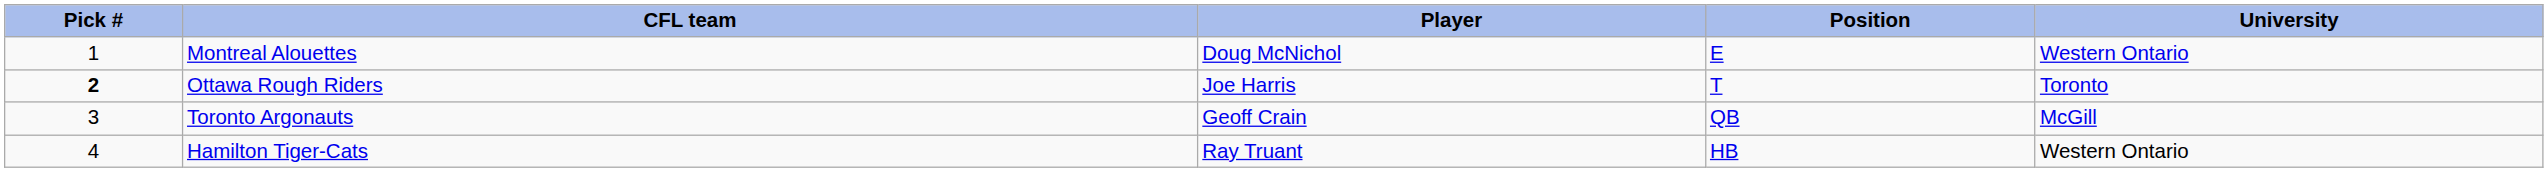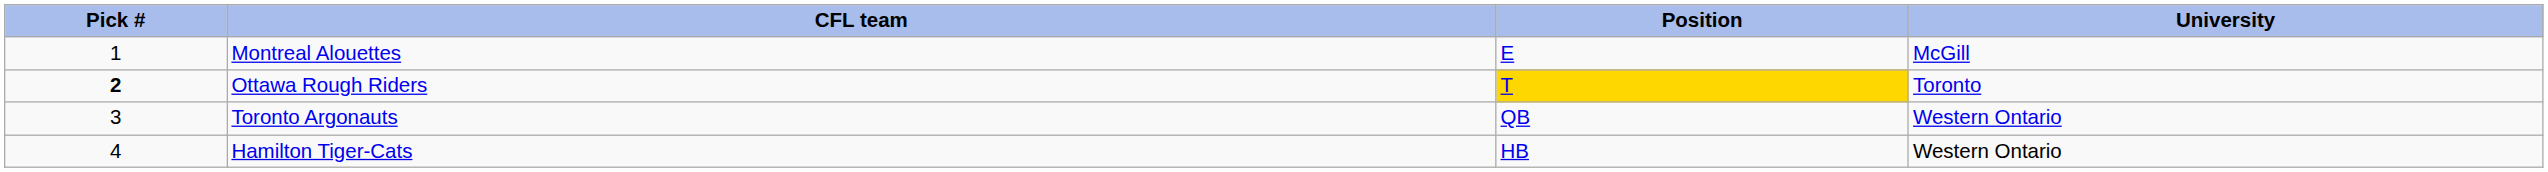- column: (1451, 20)
(2114, 53) Western Ontario -> (1941, 53) McGill
(1716, 85) no background -> (1507, 85) gold background
(2068, 118) McGill -> (1987, 118) Western Ontario
